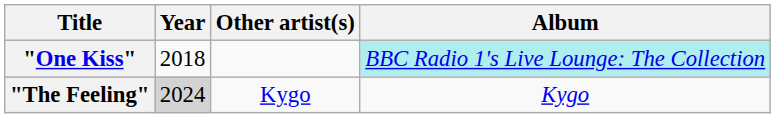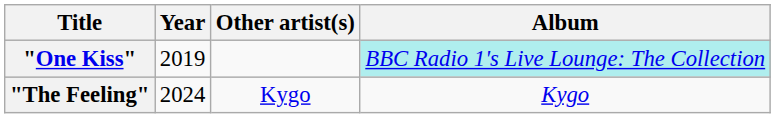(183, 58) 2018 -> (183, 58) 2019
(183, 94) lightgrey background -> (183, 94) no background
